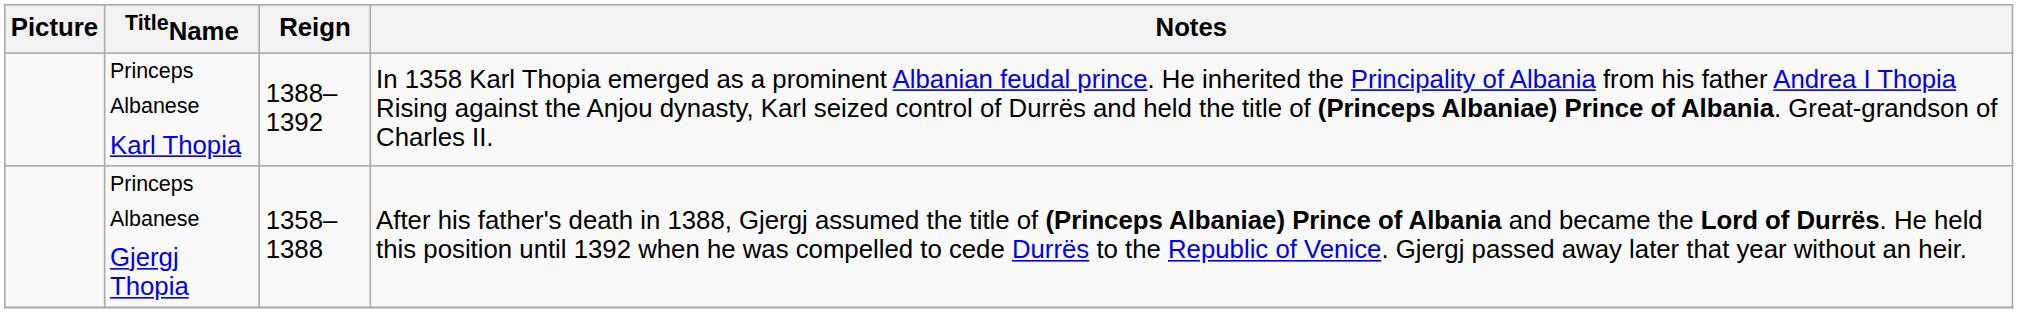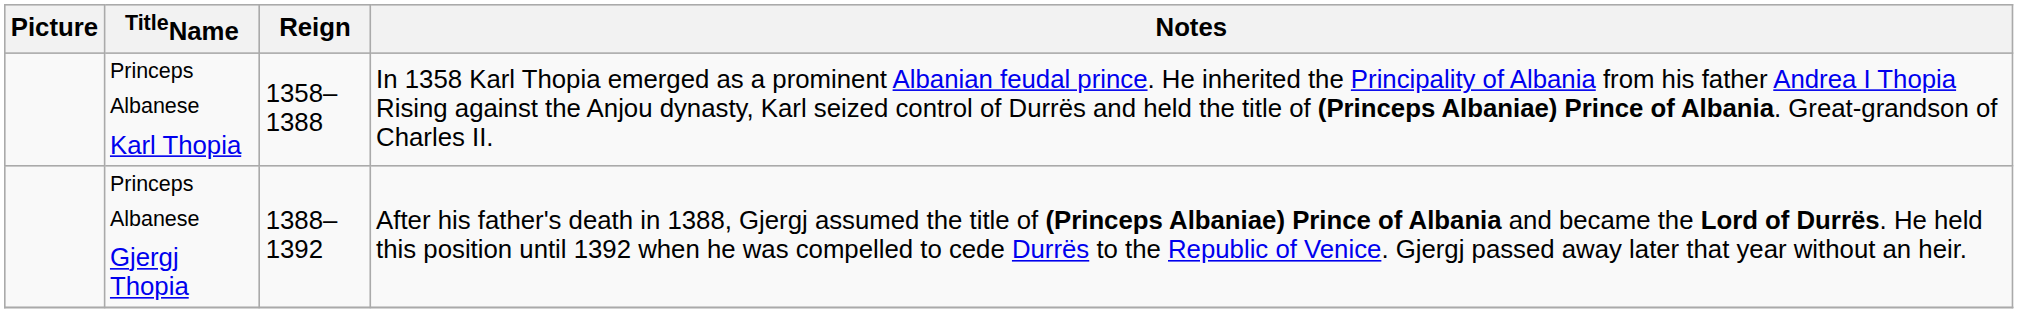(302, 108) 1388–1392 -> (302, 108) 1358–1388
(302, 235) 1358–1388 -> (302, 235) 1388–1392
